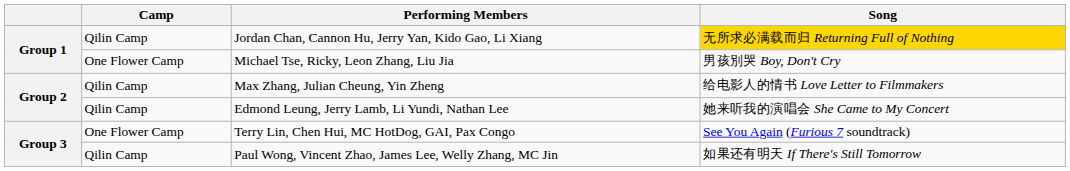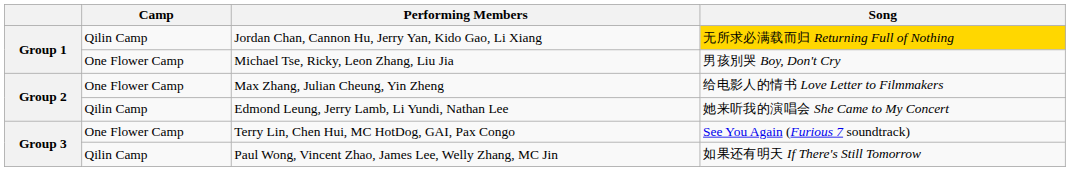(116, 85) Qilin Camp -> (134, 85) One Flower Camp
